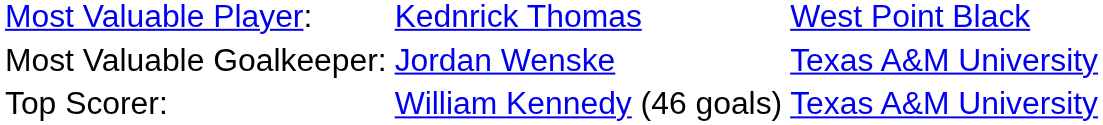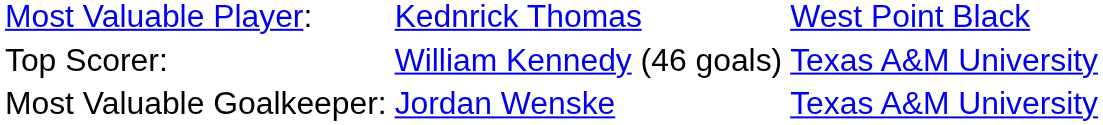rows swapped: (196, 60) <-> (86, 103)
